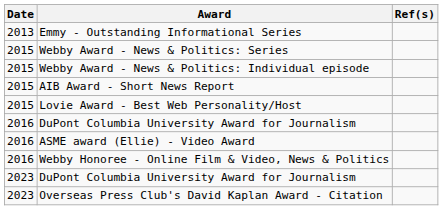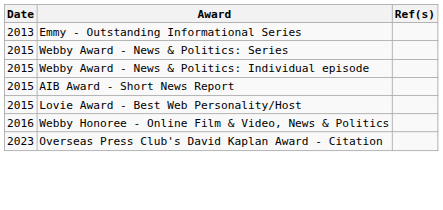- row: (21, 123)
- row: (21, 141)
- row: (21, 178)
